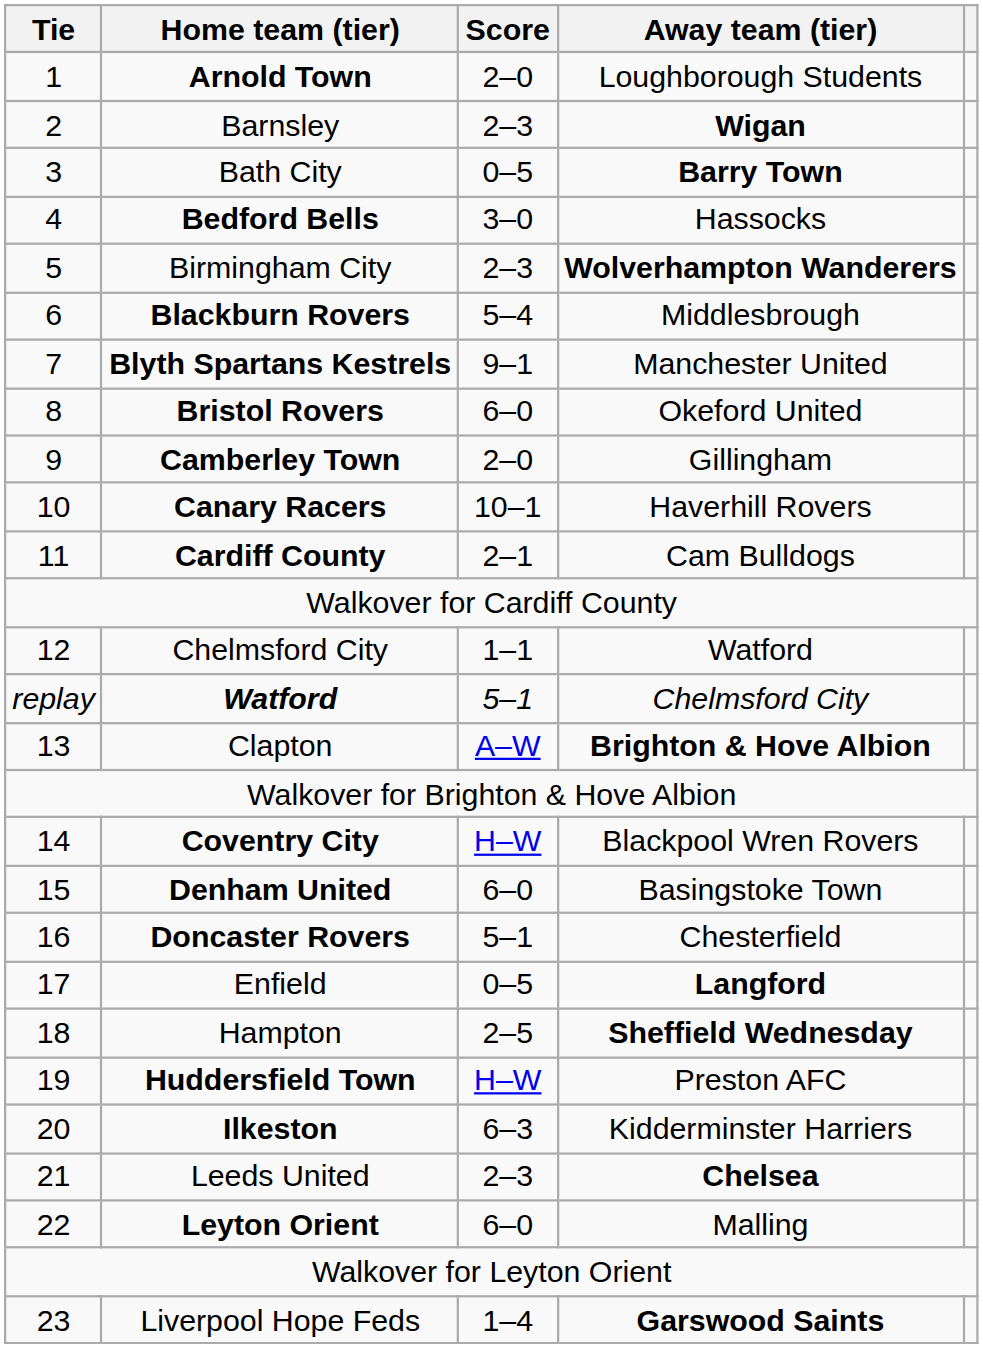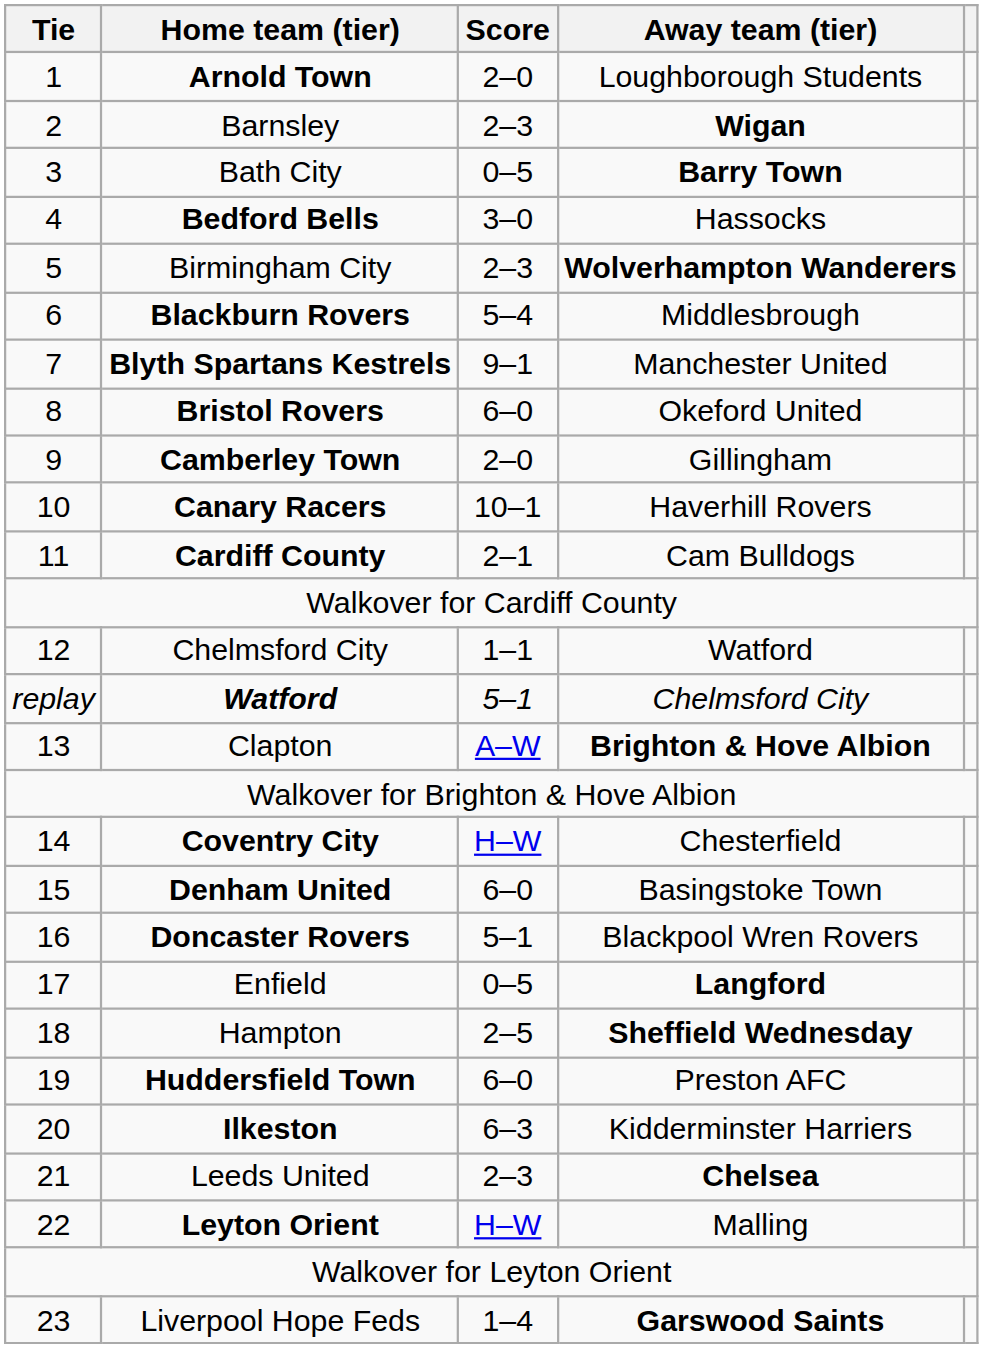(760, 841) Blackpool Wren Rovers -> (760, 841) Chesterfield
(760, 937) Chesterfield -> (760, 937) Blackpool Wren Rovers
(508, 1080) H–W -> (508, 1080) 6–0
(508, 1224) 6–0 -> (508, 1224) H–W
